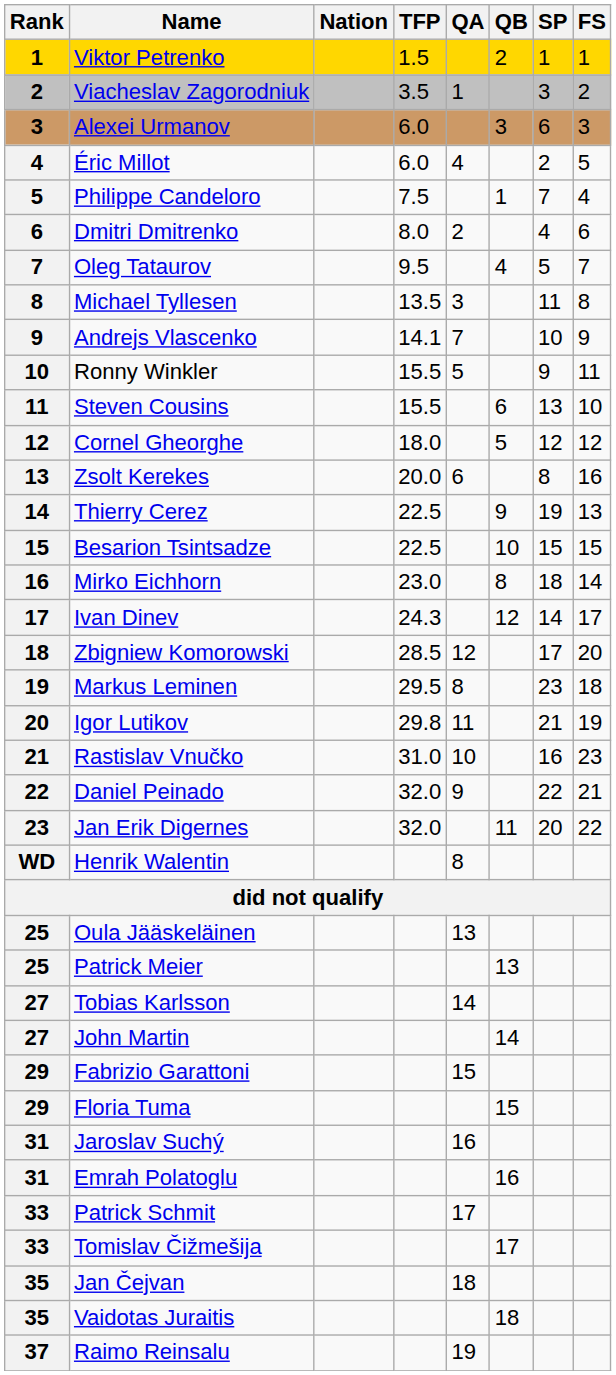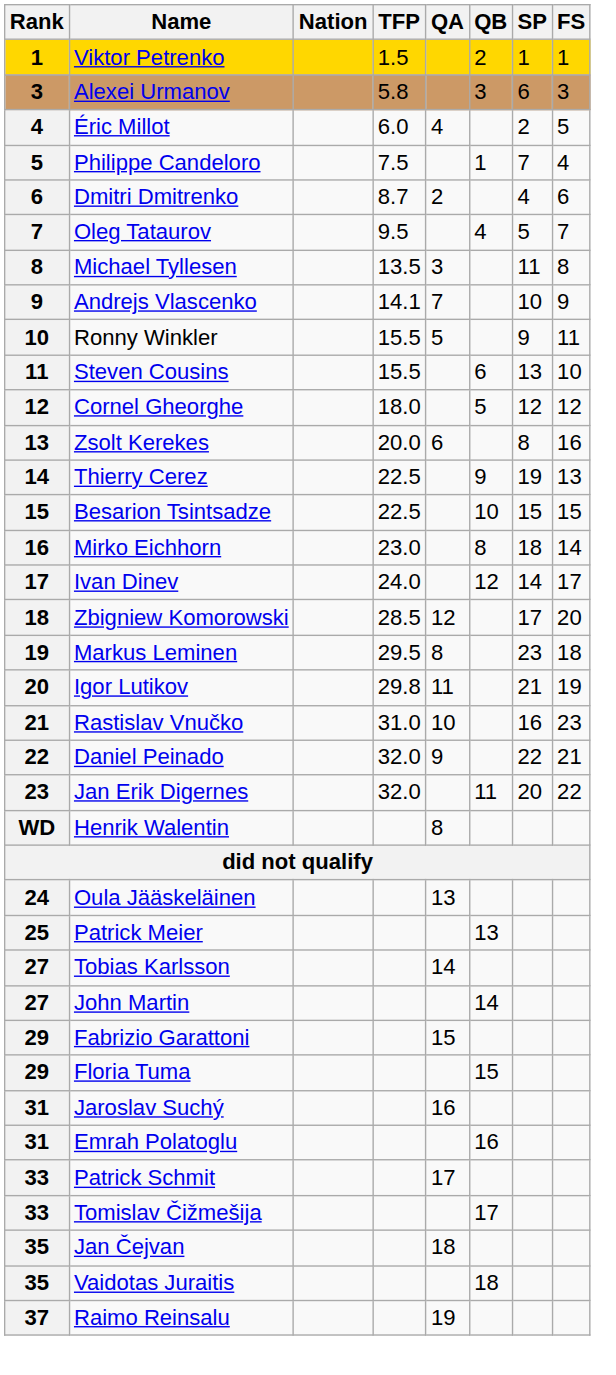- row: (192, 92)
(414, 127) 6.0 -> (393, 92) 5.8
(414, 232) 8.0 -> (393, 197) 8.7
(420, 617) 24.3 -> (399, 582) 24.0
(37, 932) 25 -> (37, 897) 24
